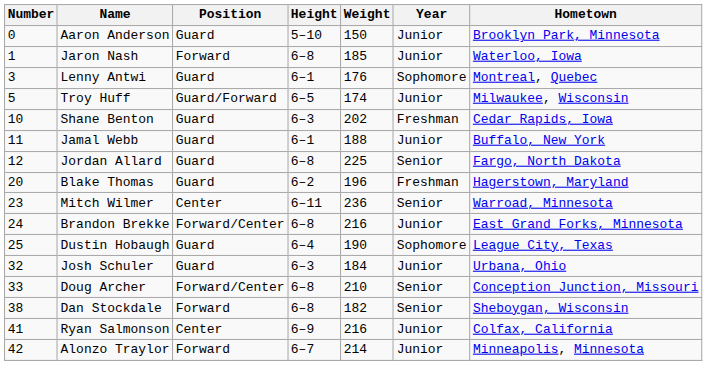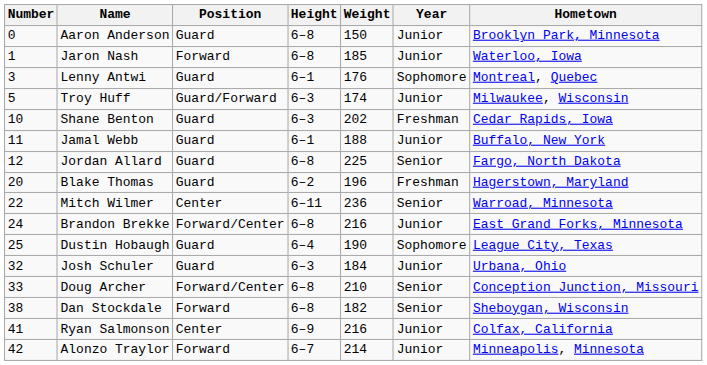(306, 36) 5–10 -> (303, 36) 6–8
(303, 99) 6–5 -> (303, 99) 6–3
(15, 204) 23 -> (15, 204) 22
